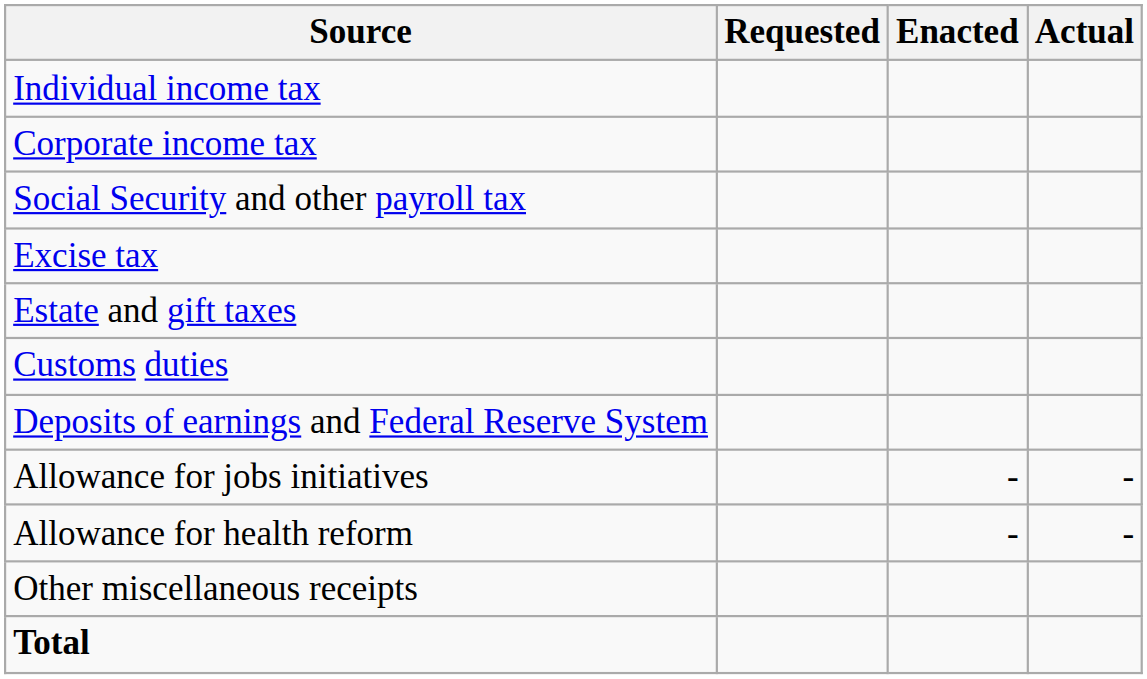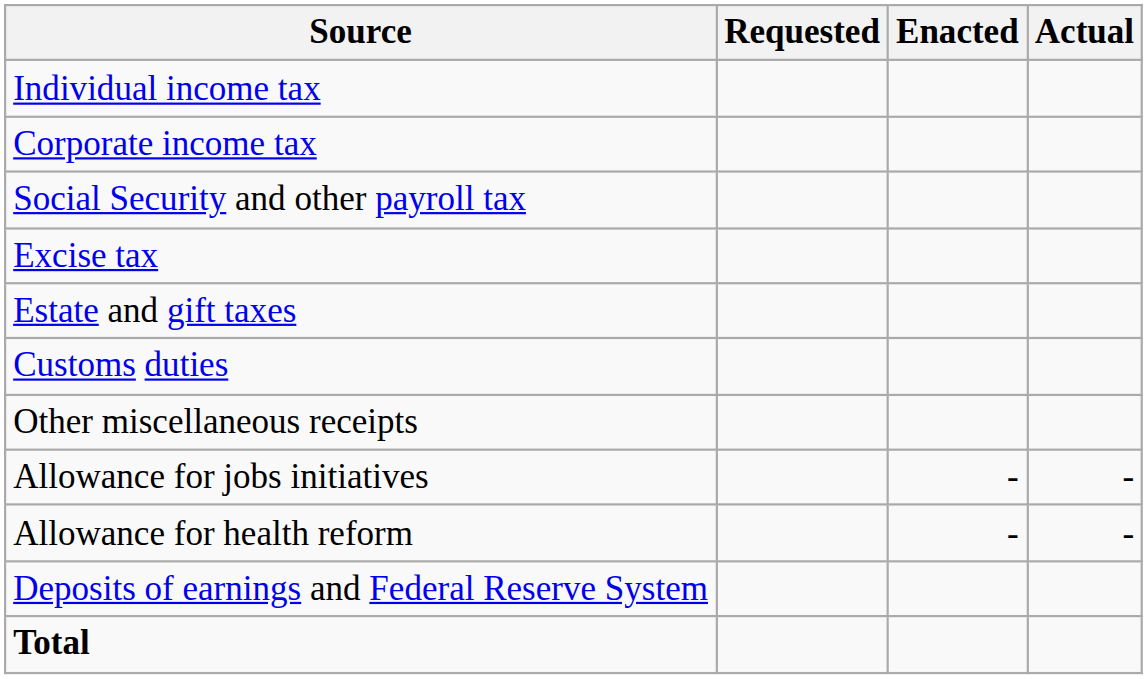rows swapped: (361, 421) <-> (216, 587)
